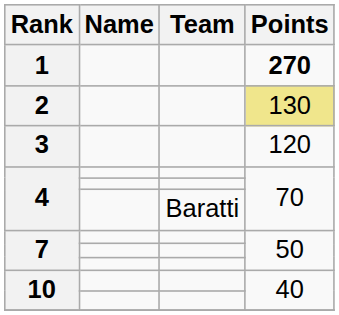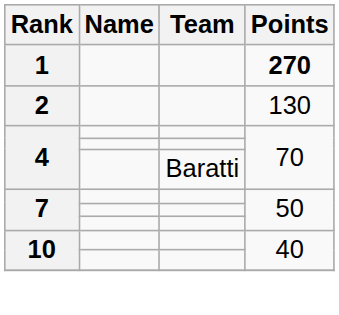(290, 105) khaki background -> (290, 105) no background
- row: (42, 145)
